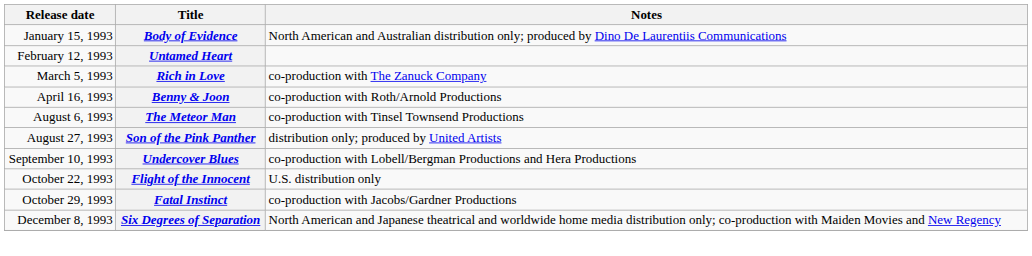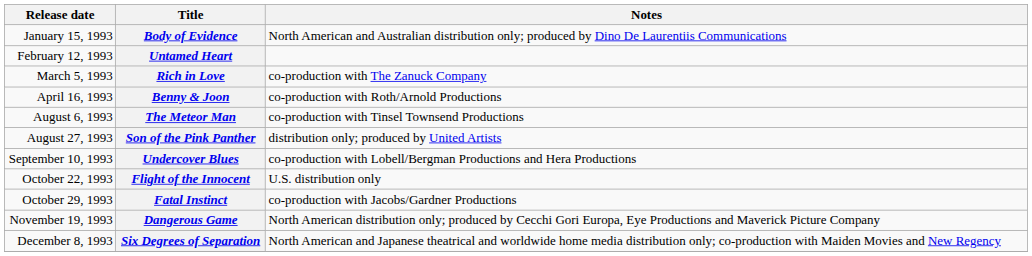+ row: (191, 220)
